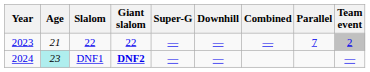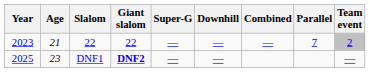(23, 59) 2024 -> (23, 59) 2025
(55, 59) paleturquoise background -> (55, 59) no background
